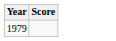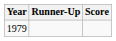+ column: (56, 12)
